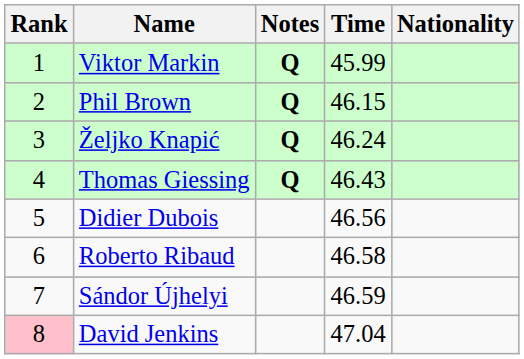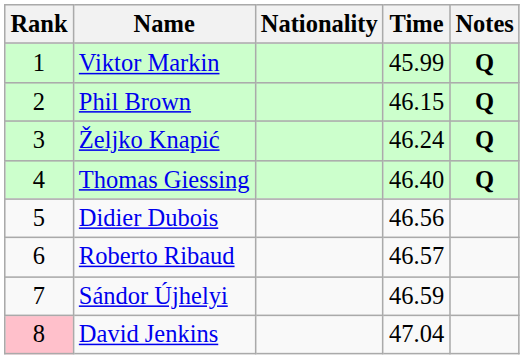columns swapped: (455, 23) <-> (290, 23)
(358, 179) 46.43 -> (417, 179) 46.40
(358, 256) 46.58 -> (417, 256) 46.57
